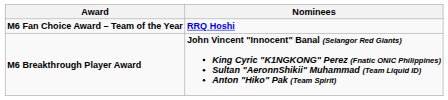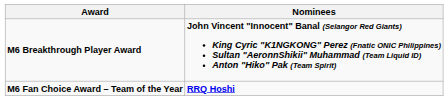rows swapped: (95, 26) <-> (74, 65)
